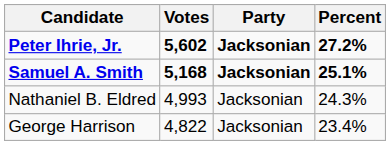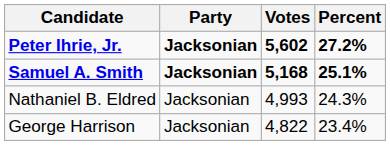columns swapped: (264, 18) <-> (187, 18)
